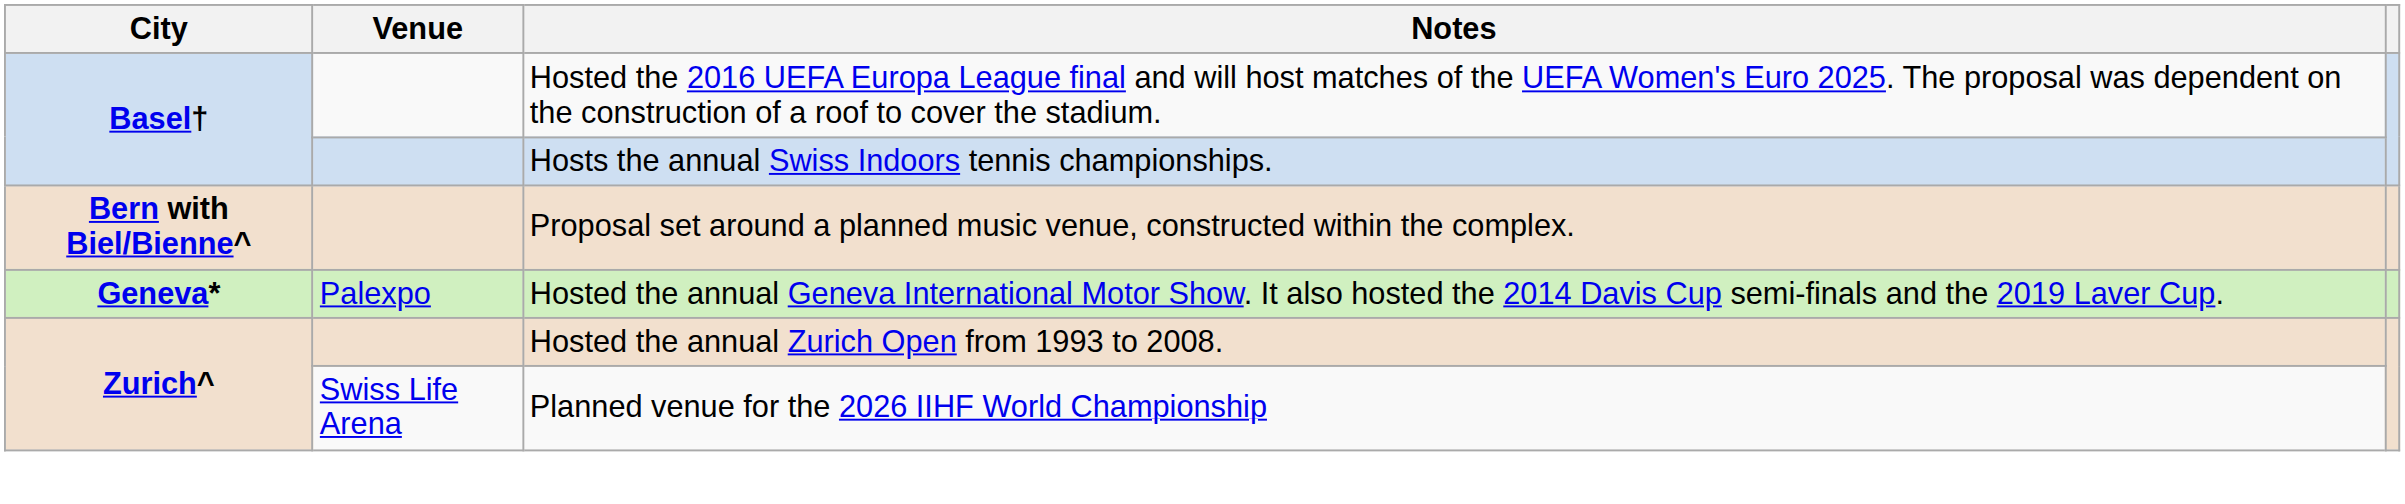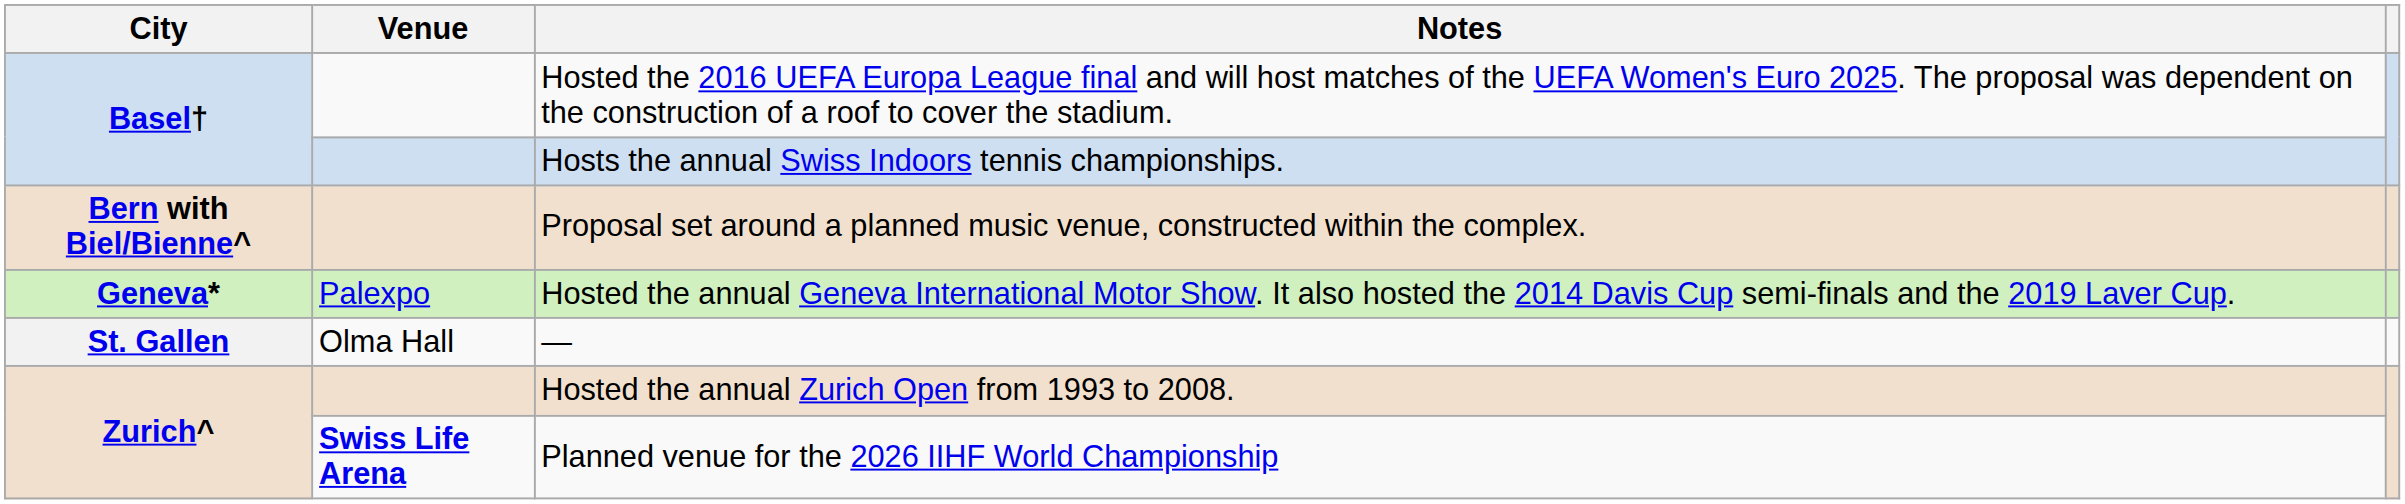+ row: (557, 341)
(389, 407) normal -> (394, 456) bold
